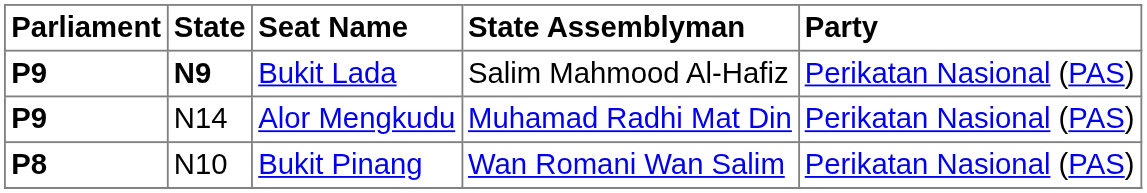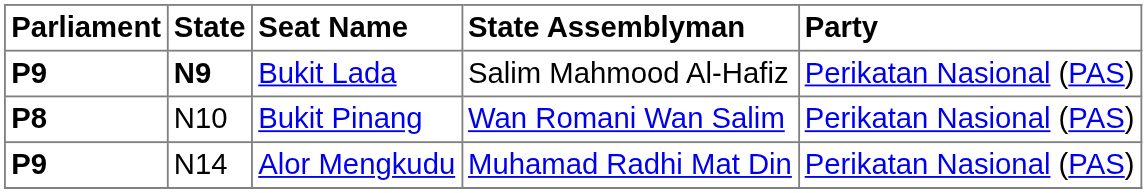rows swapped: (340, 164) <-> (357, 118)
